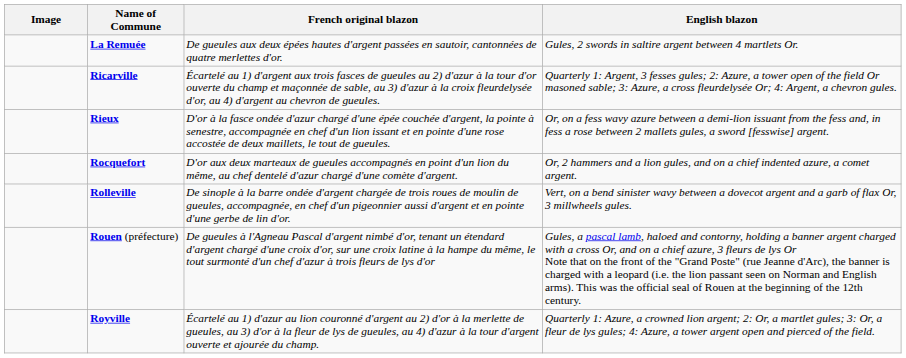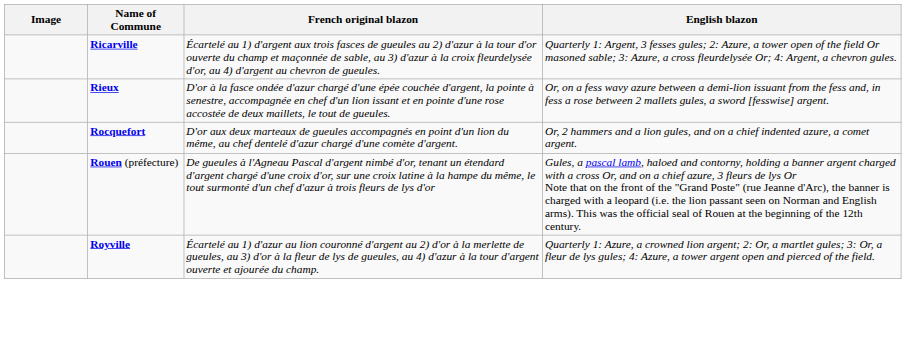- row: (118, 44)
- row: (113, 193)
